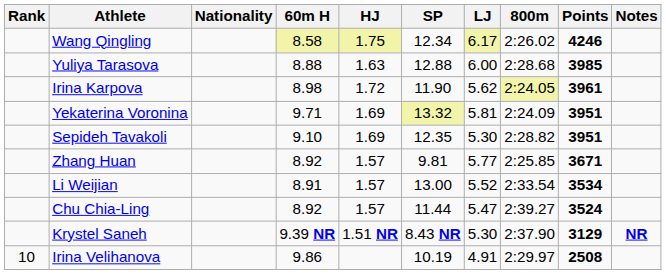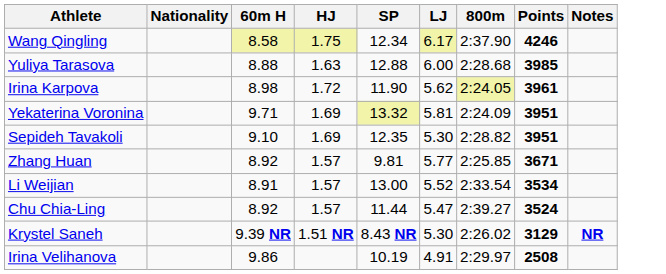- column: (27, 16)
(530, 40) 2:26.02 -> (485, 40) 2:37.90
(530, 233) 2:37.90 -> (485, 233) 2:26.02
